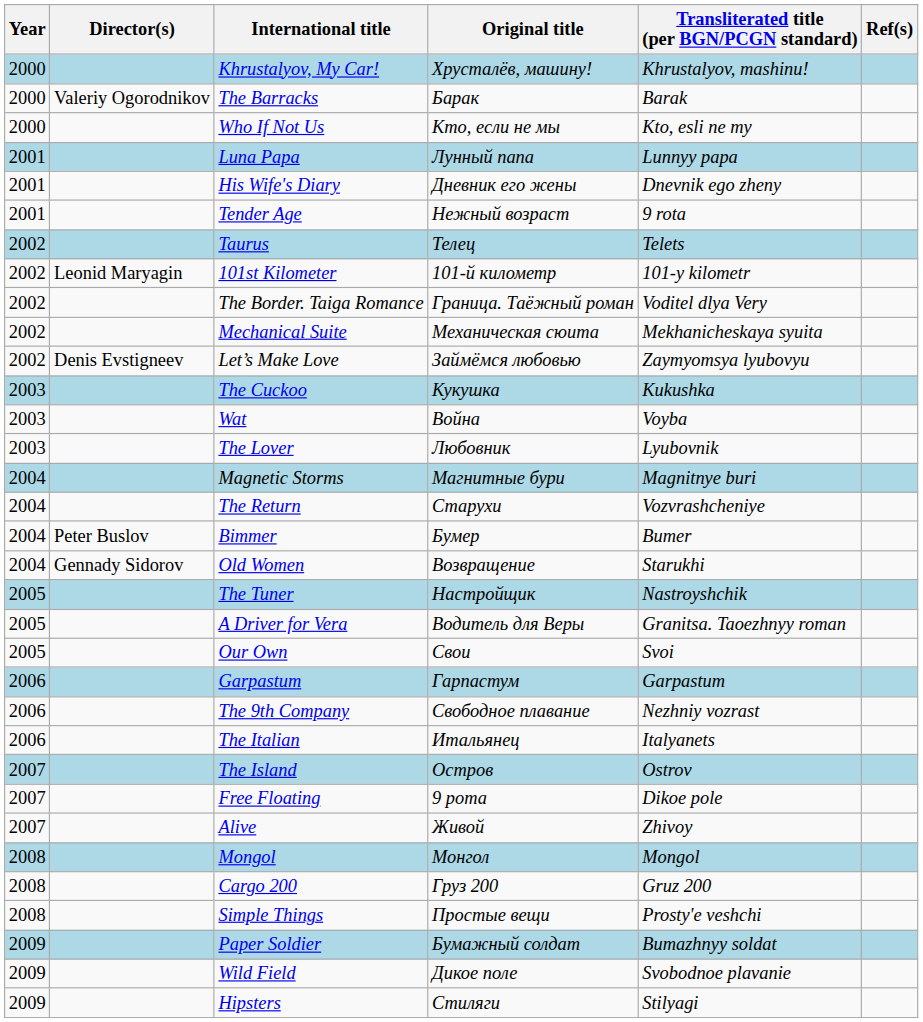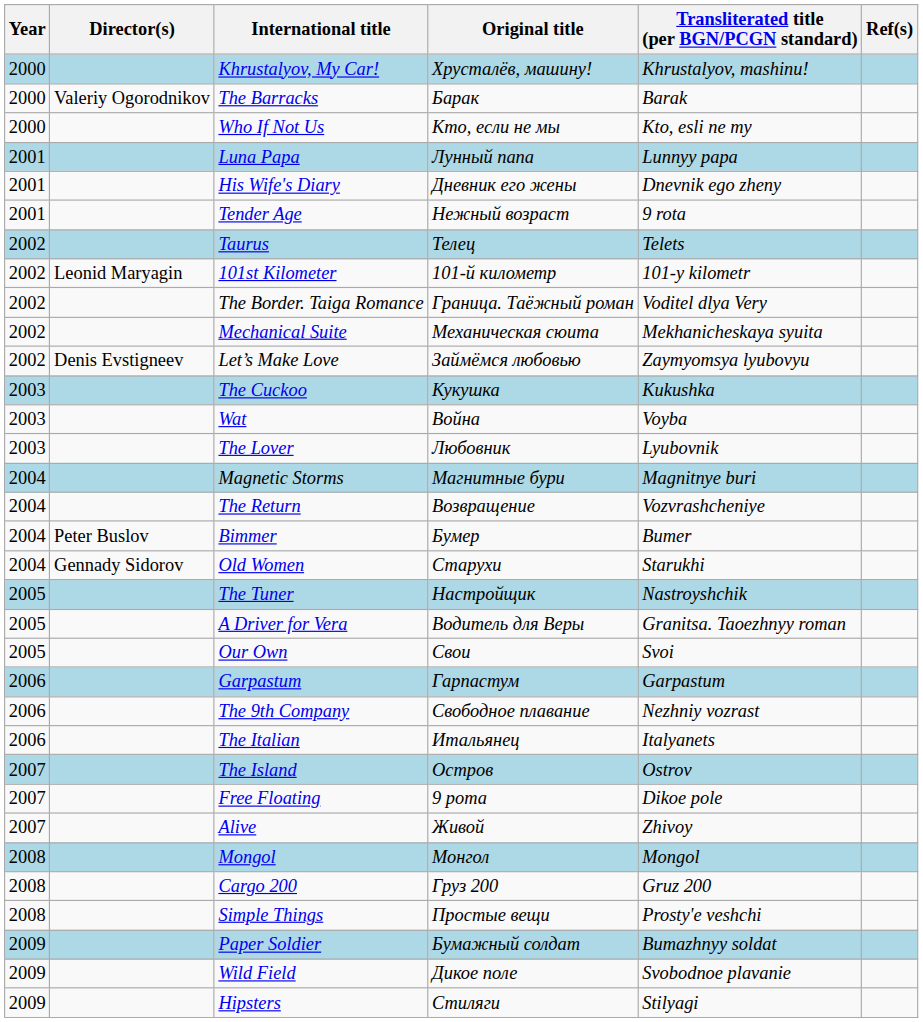(467, 506) Старухи -> (483, 506) Возвращение
(483, 565) Возвращение -> (467, 565) Старухи
